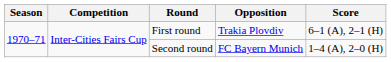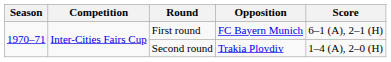(251, 30) Trakia Plovdiv -> (261, 30) FC Bayern Munich
(261, 48) FC Bayern Munich -> (251, 48) Trakia Plovdiv
